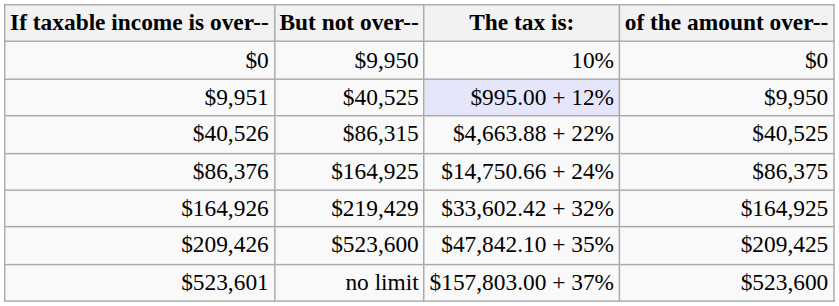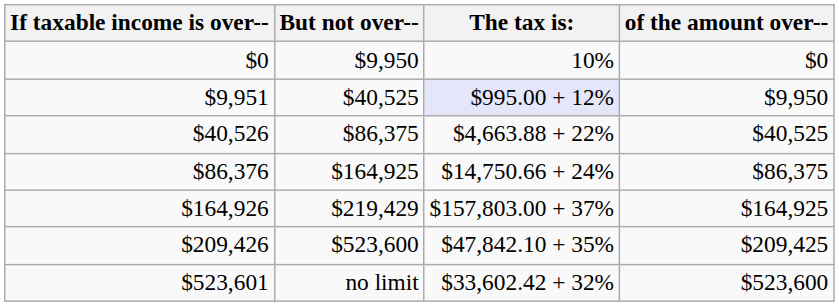(381, 134) $86,315 -> (381, 134) $86,375
(528, 208) $33,602.42 + 32% -> (522, 208) $157,803.00 + 37%
(522, 282) $157,803.00 + 37% -> (528, 282) $33,602.42 + 32%
